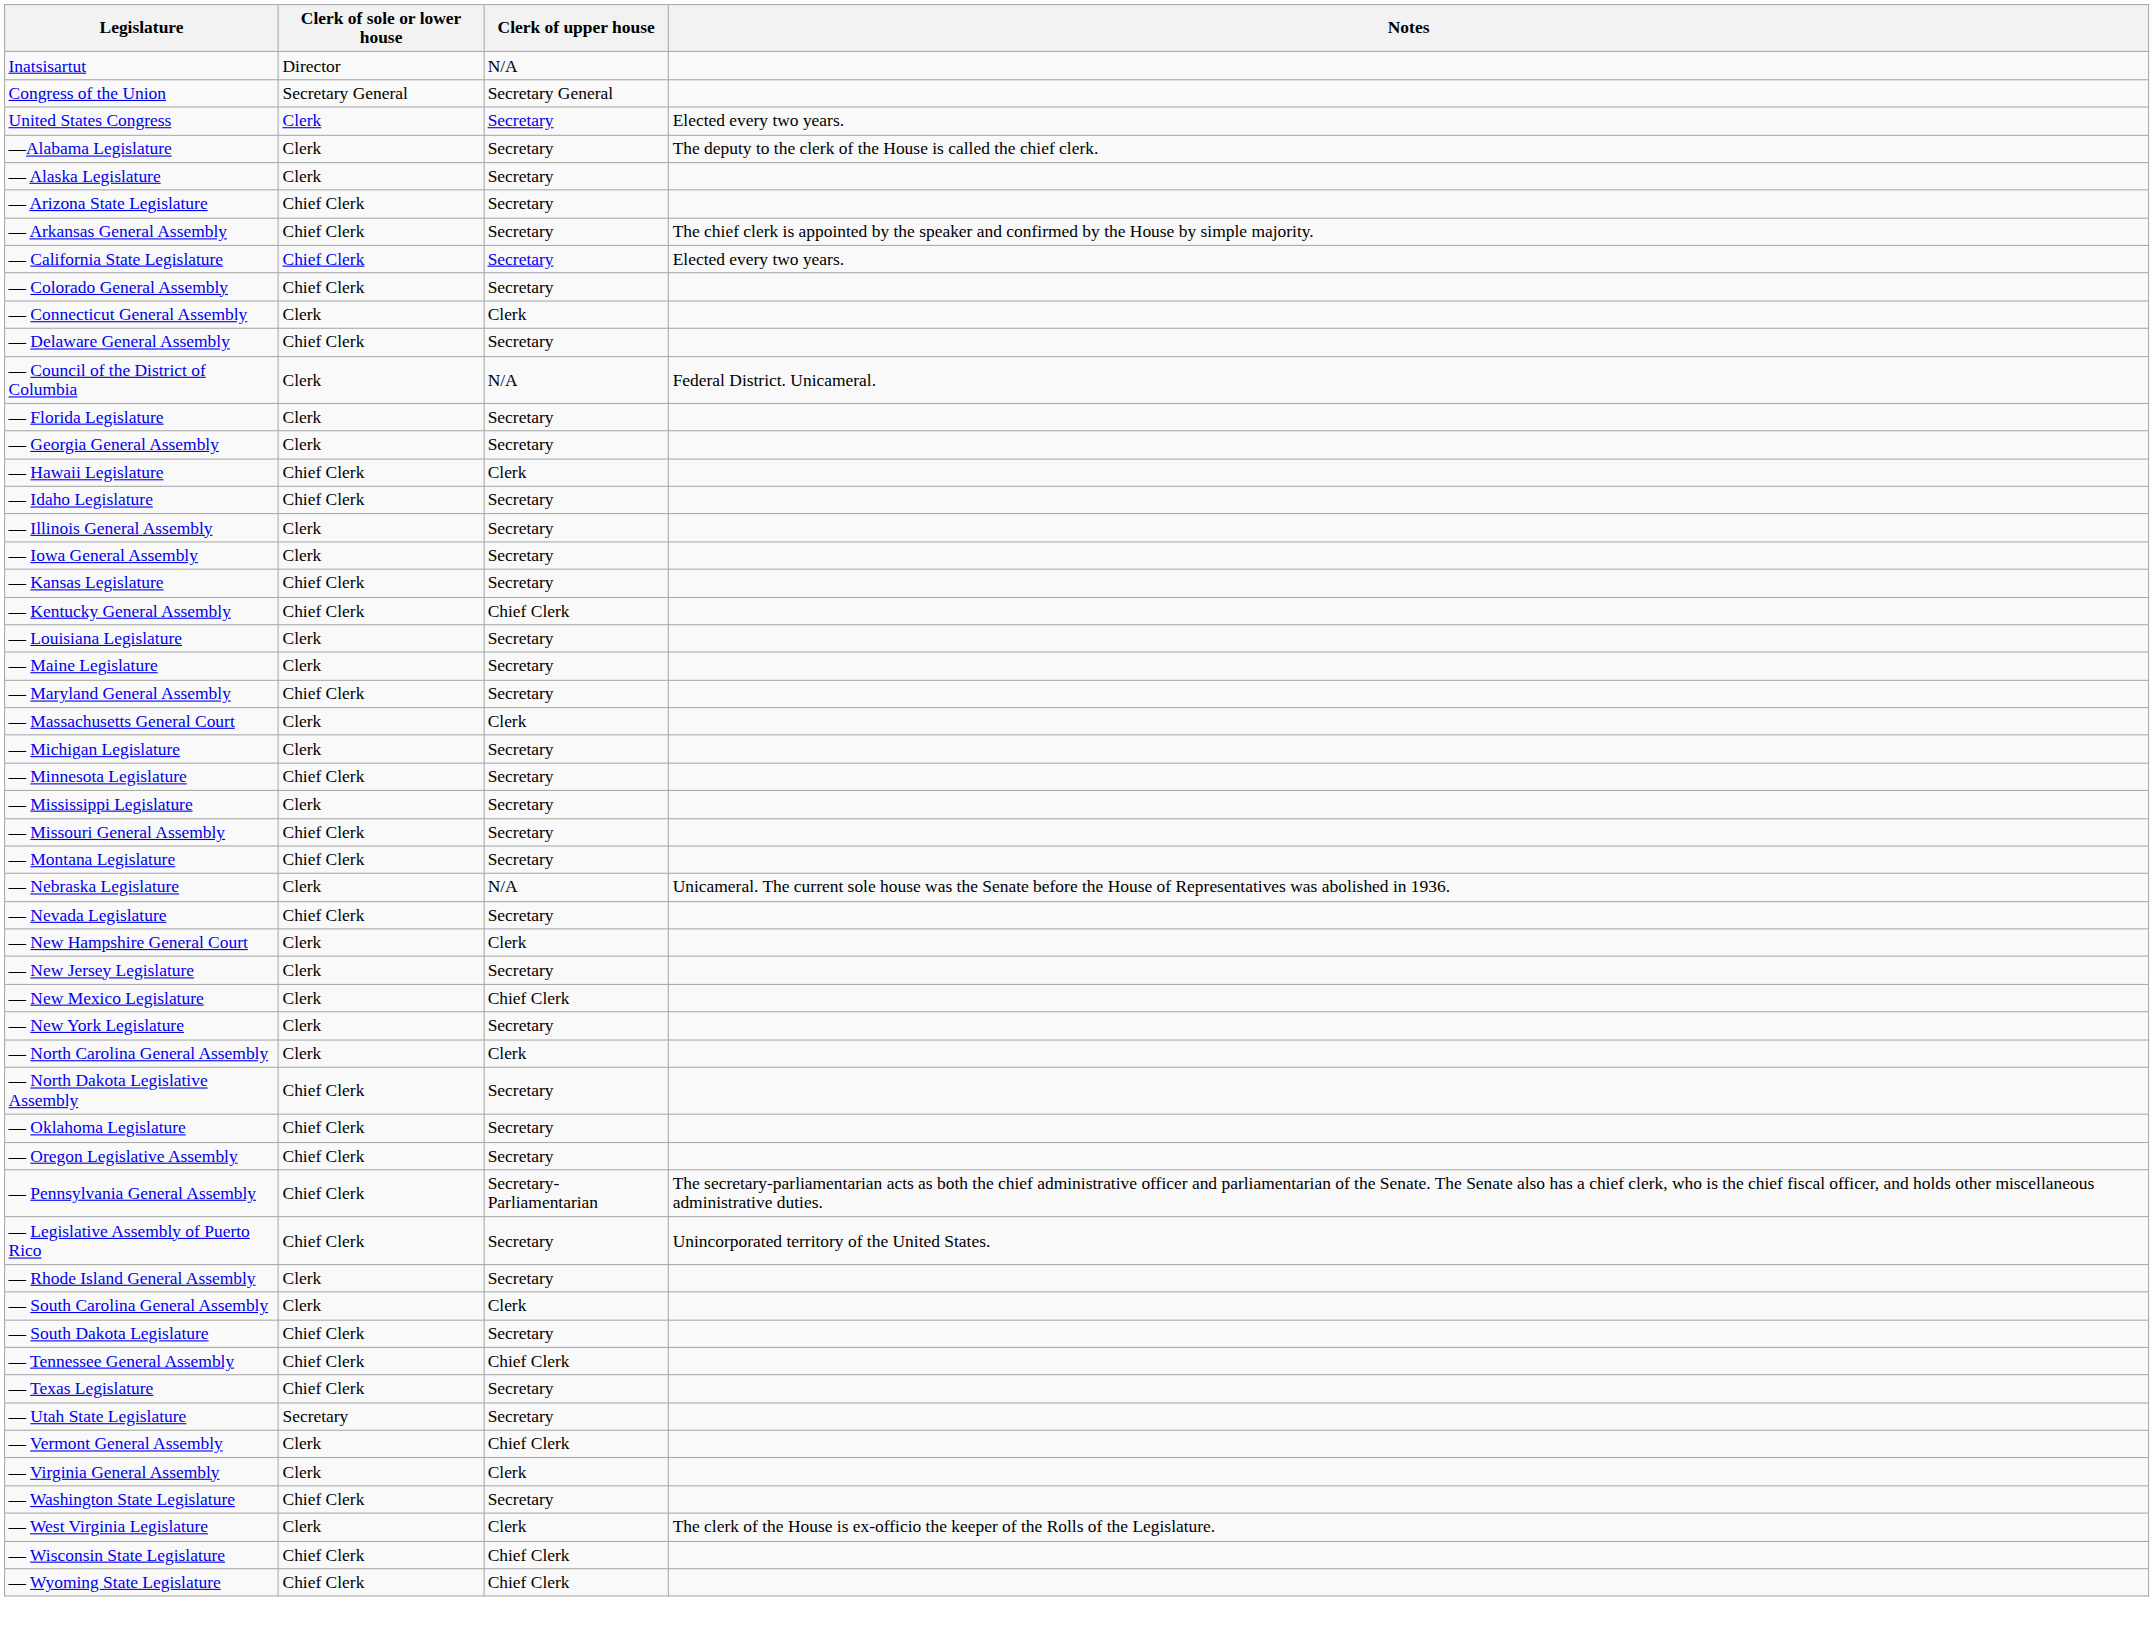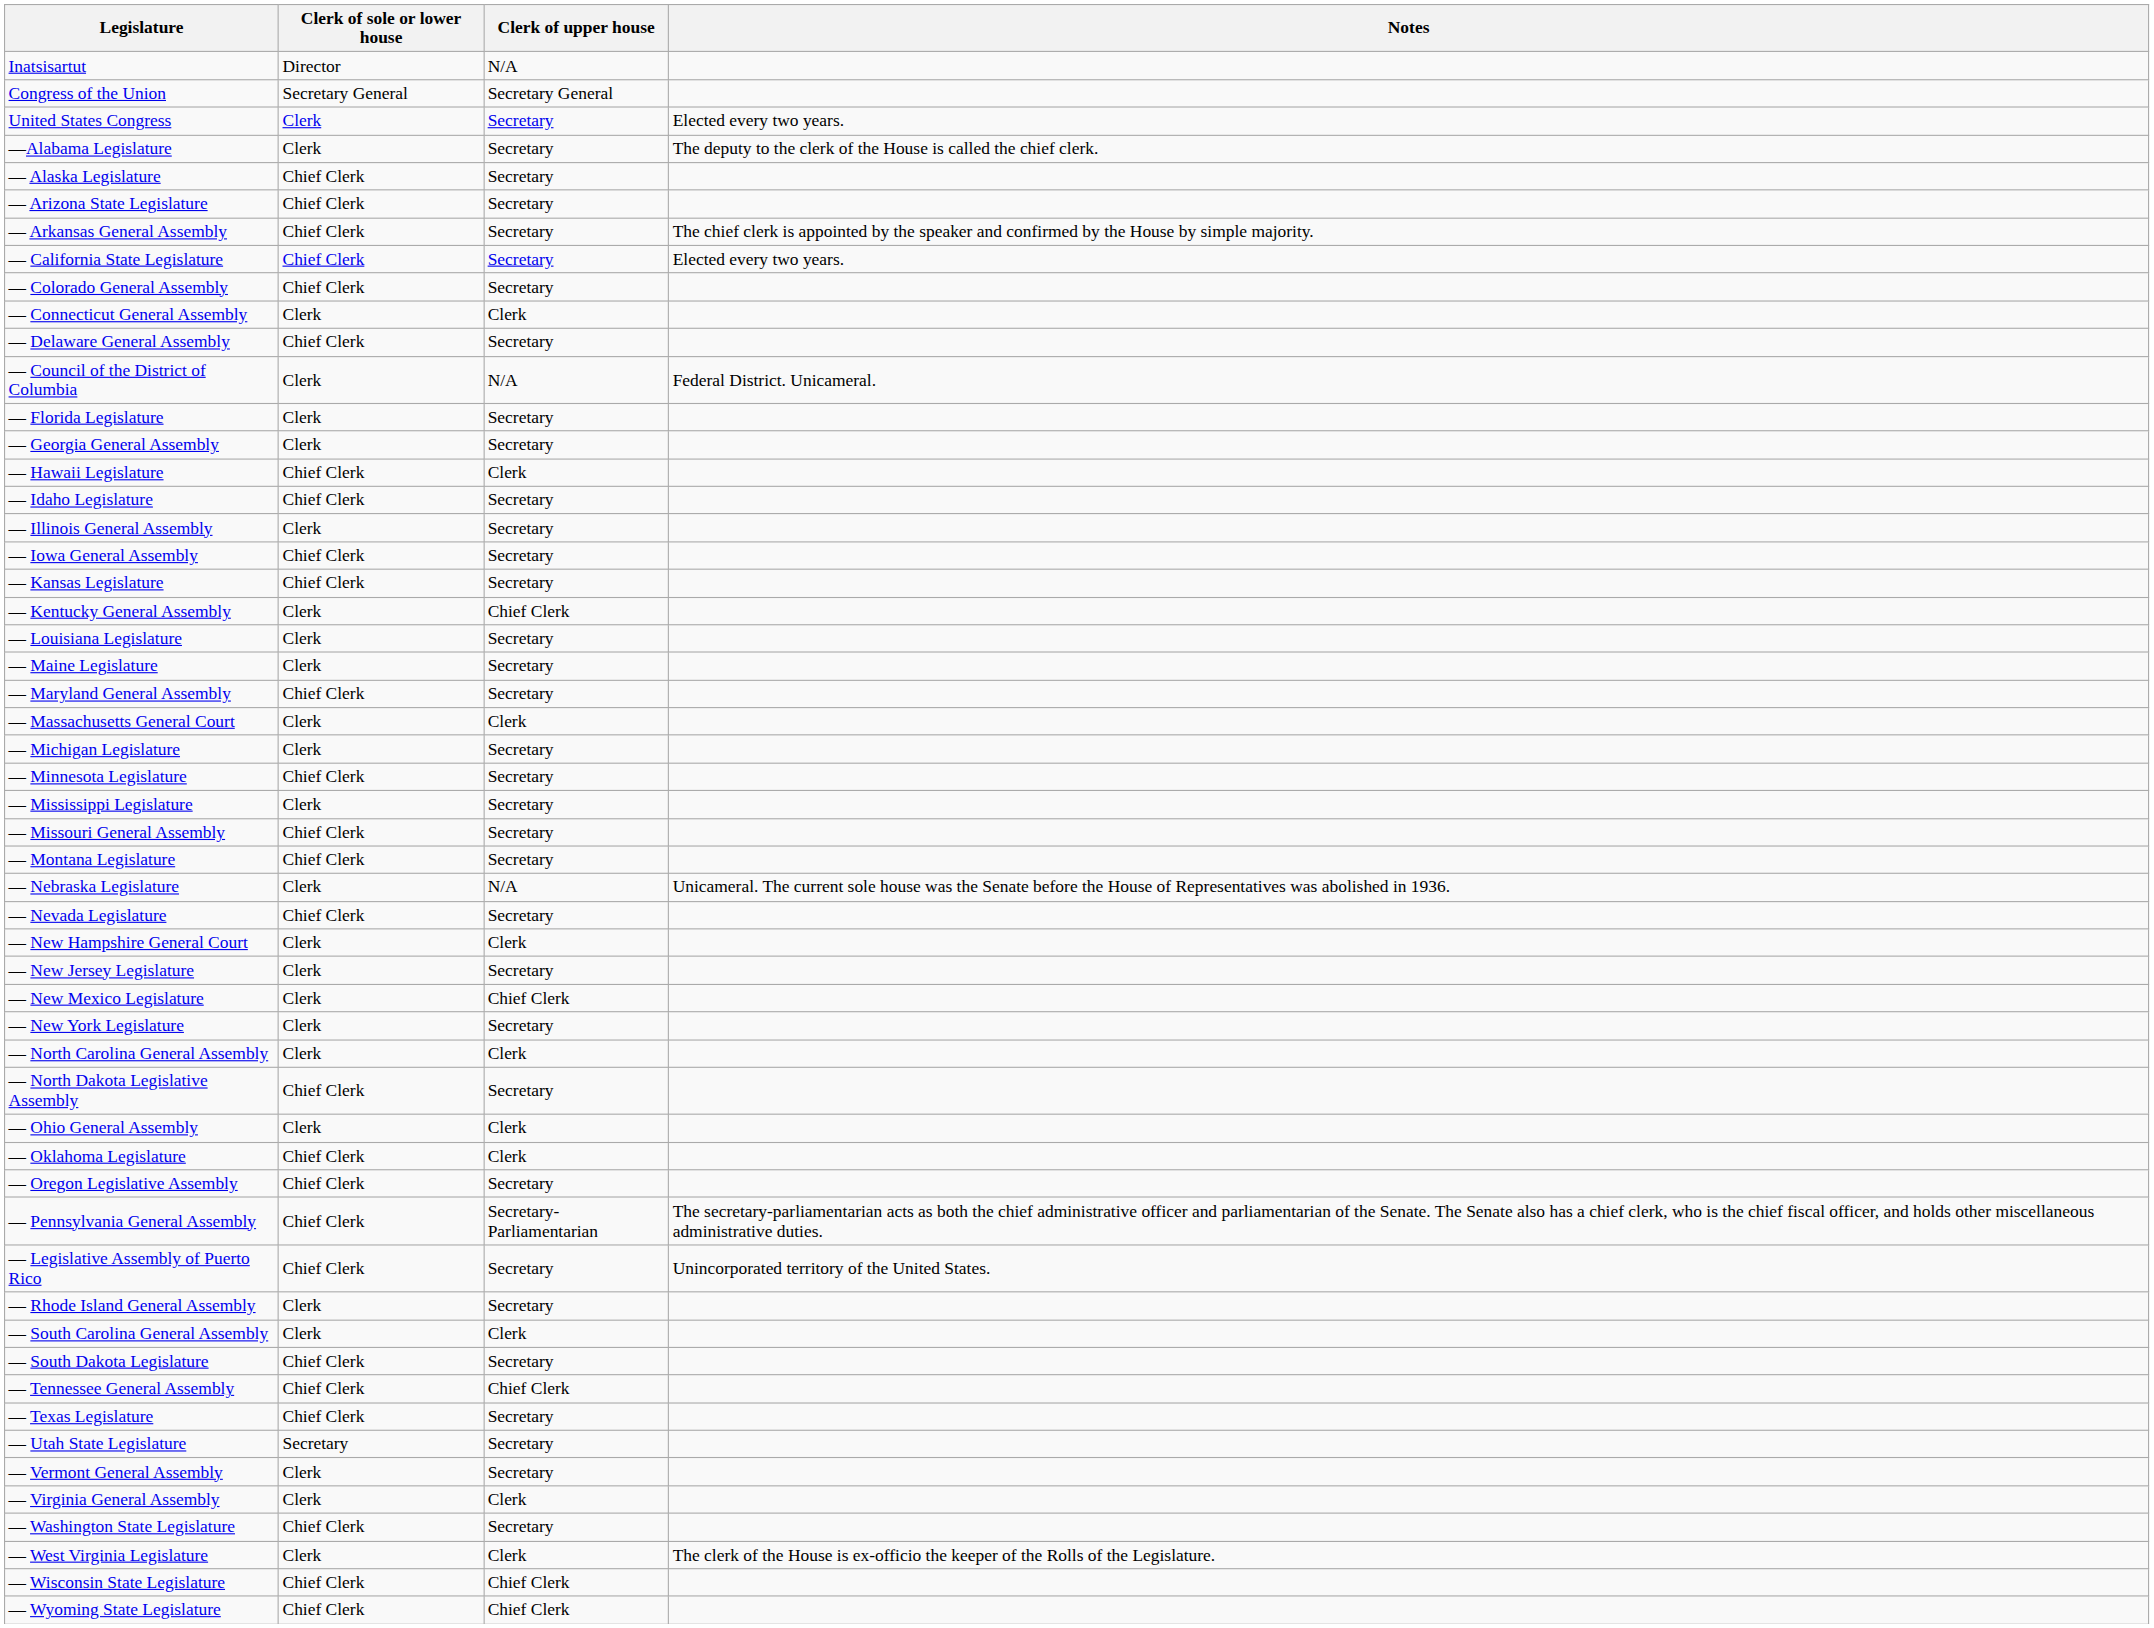(302, 176) Clerk -> (323, 176) Chief Clerk
(302, 555) Clerk -> (323, 555) Chief Clerk
(323, 610) Chief Clerk -> (302, 610) Clerk
+ row: (103, 1128)
(521, 1128) Secretary -> (507, 1155) Clerk
(529, 1444) Chief Clerk -> (521, 1471) Secretary
